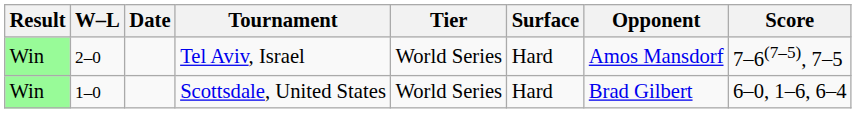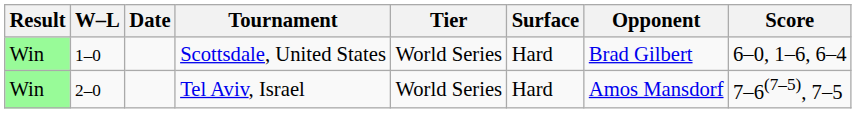rows swapped: (283, 91) <-> (242, 56)
